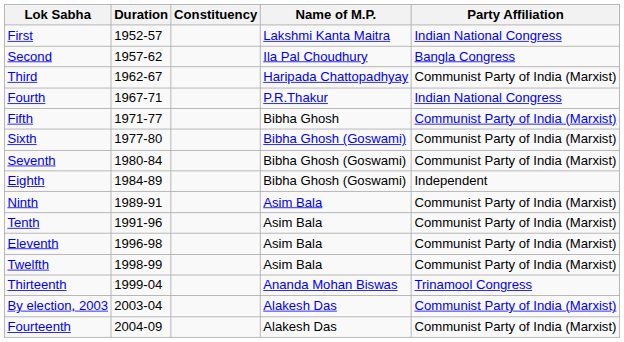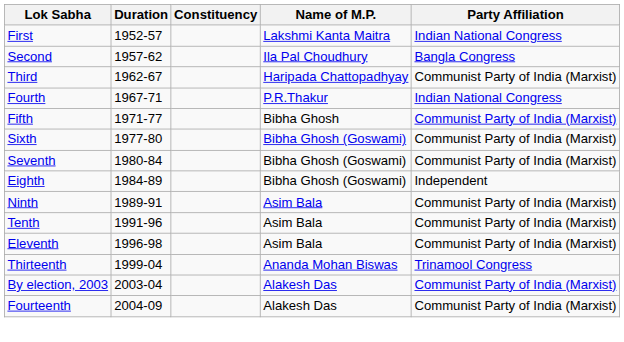- row: (28, 264)
